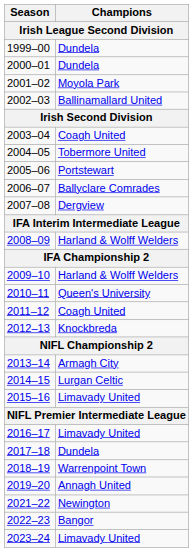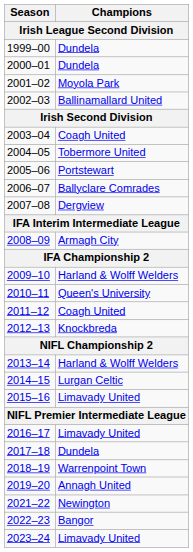(118, 240) Harland & Wolff Welders -> (88, 240) Armagh City
(88, 363) Armagh City -> (118, 363) Harland & Wolff Welders
